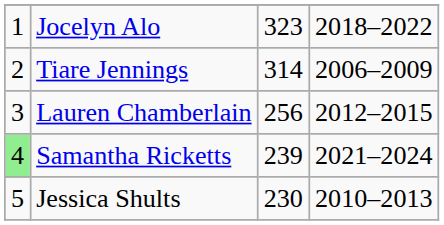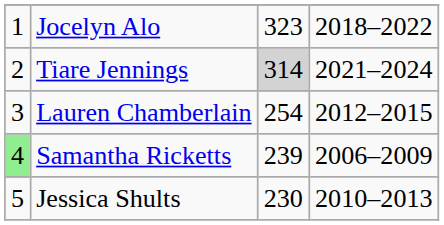(283, 69) no background -> (283, 69) lightgrey background
(374, 69) 2006–2009 -> (374, 69) 2021–2024
(283, 112) 256 -> (283, 112) 254
(374, 155) 2021–2024 -> (374, 155) 2006–2009
